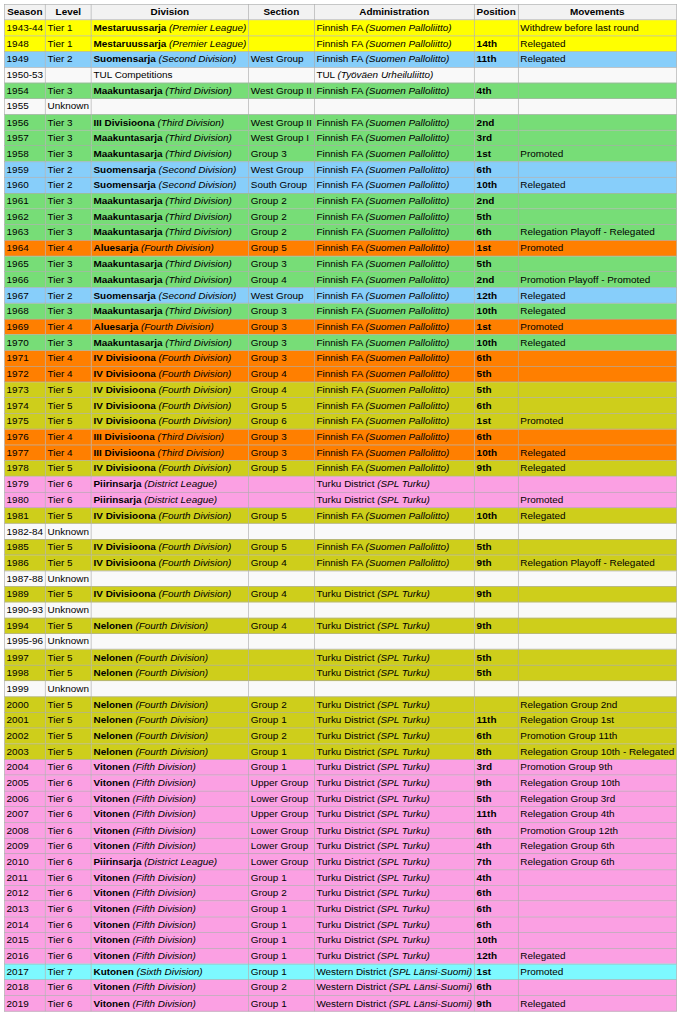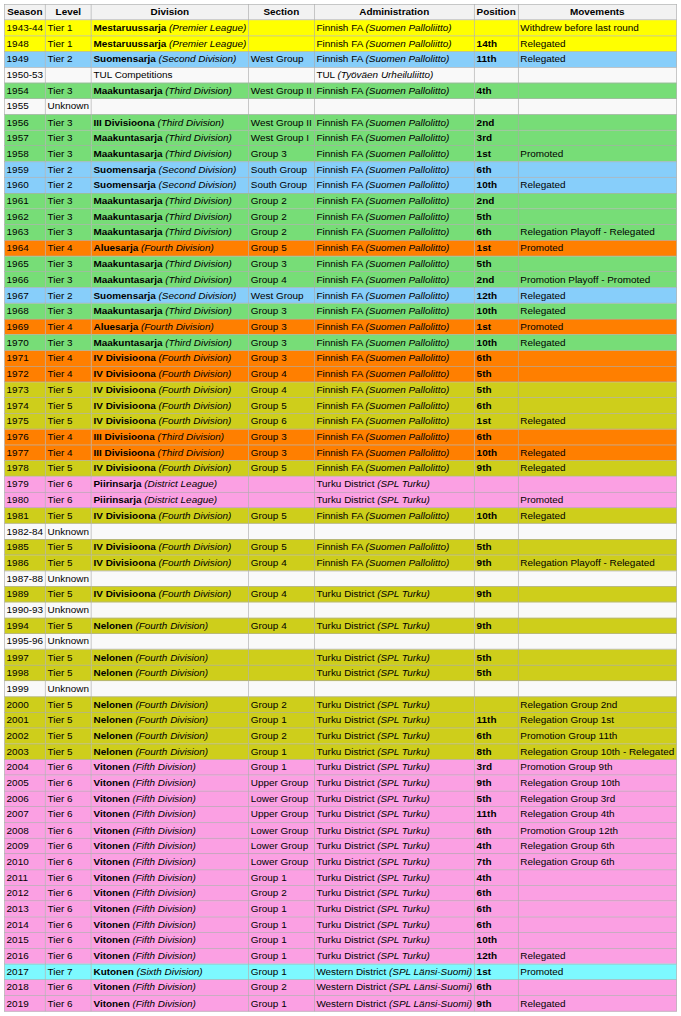(277, 169) West Group -> (279, 169) South Group
(542, 421) Promoted -> (543, 421) Relegated
(155, 861) Piirinsarja (District League) -> (145, 861) Vitonen (Fifth Division)
